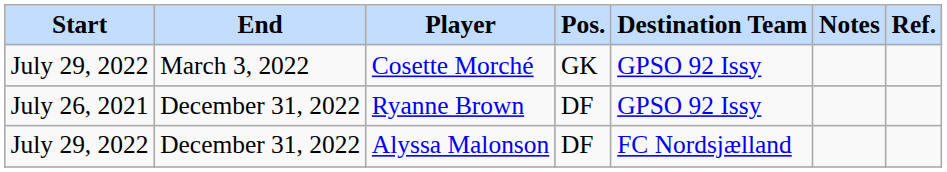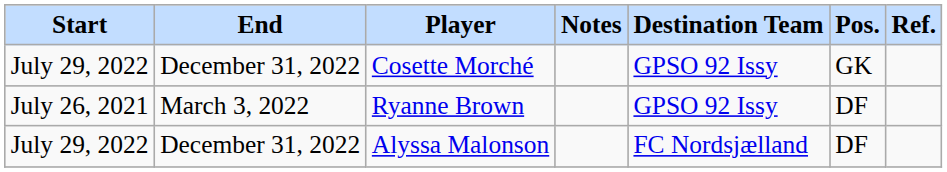columns swapped: (583, 24) <-> (849, 24)
(235, 65) March 3, 2022 -> (260, 65) December 31, 2022
(260, 105) December 31, 2022 -> (235, 105) March 3, 2022
